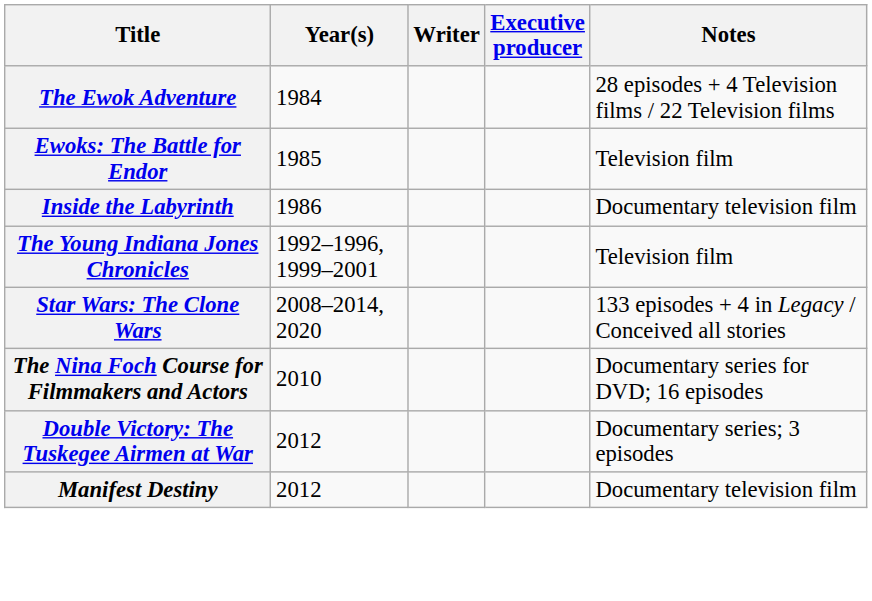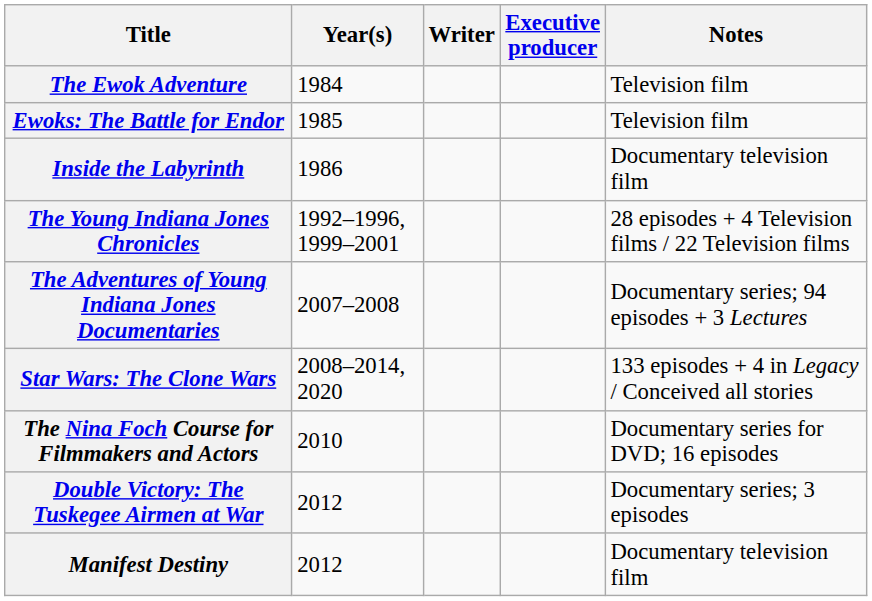(716, 96) 28 episodes + 4 Television films / 22 Television films -> (679, 84) Television film
(664, 256) Television film -> (731, 230) 28 episodes + 4 Television films / 22 Television films
+ row: (148, 304)
